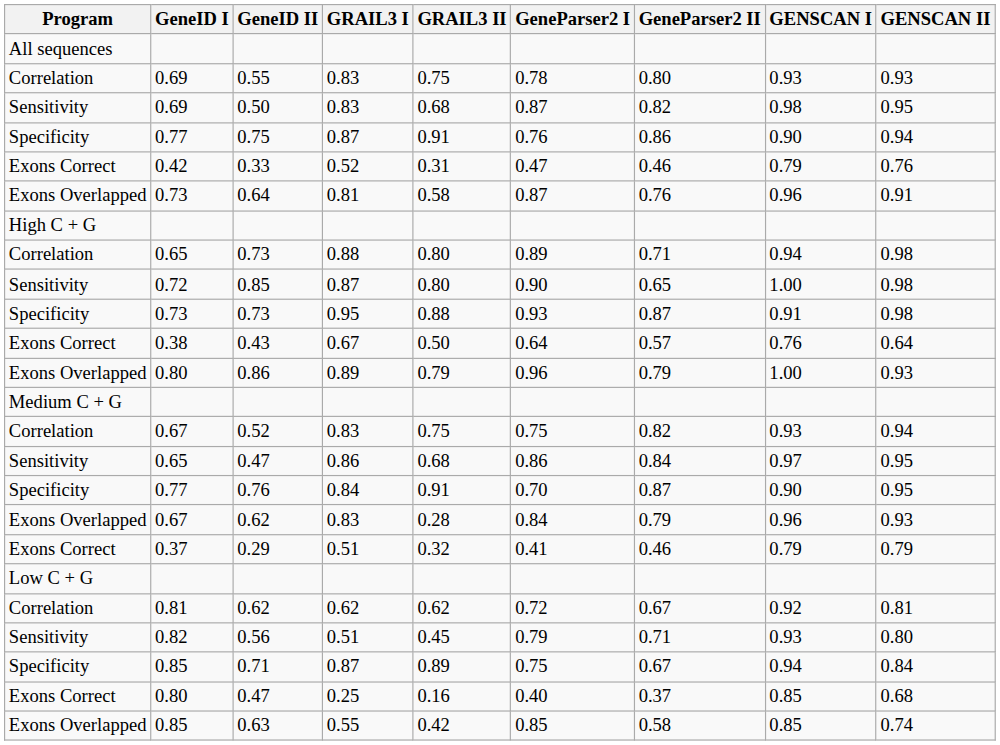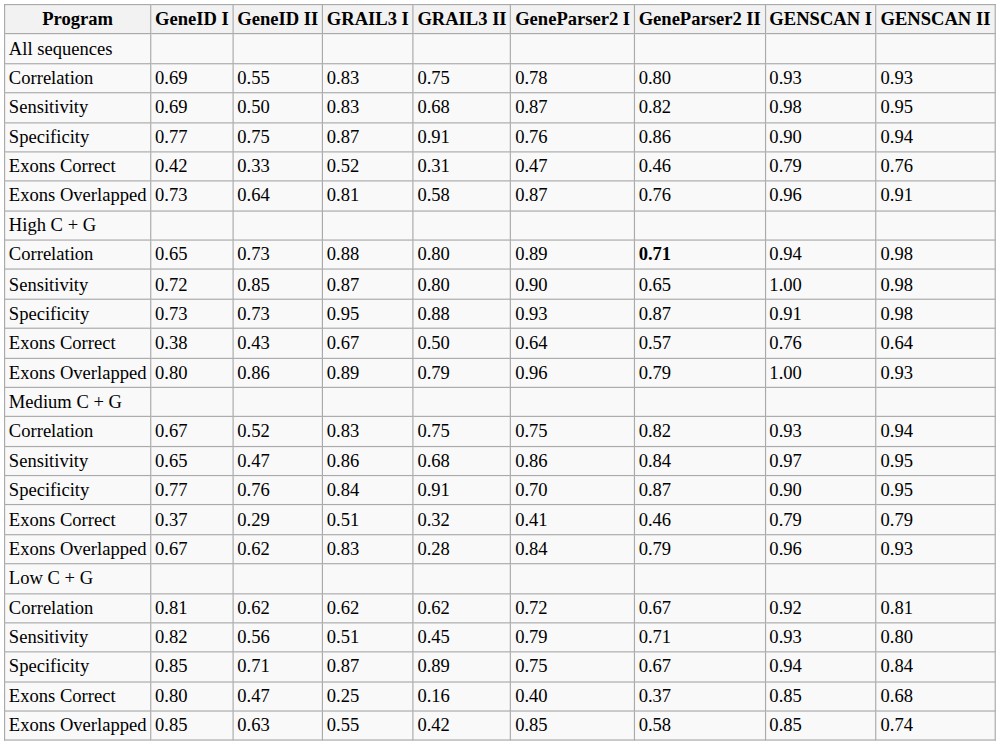(655, 254) normal -> (655, 254) bold
rows swapped: (62, 549) <-> (78, 519)
